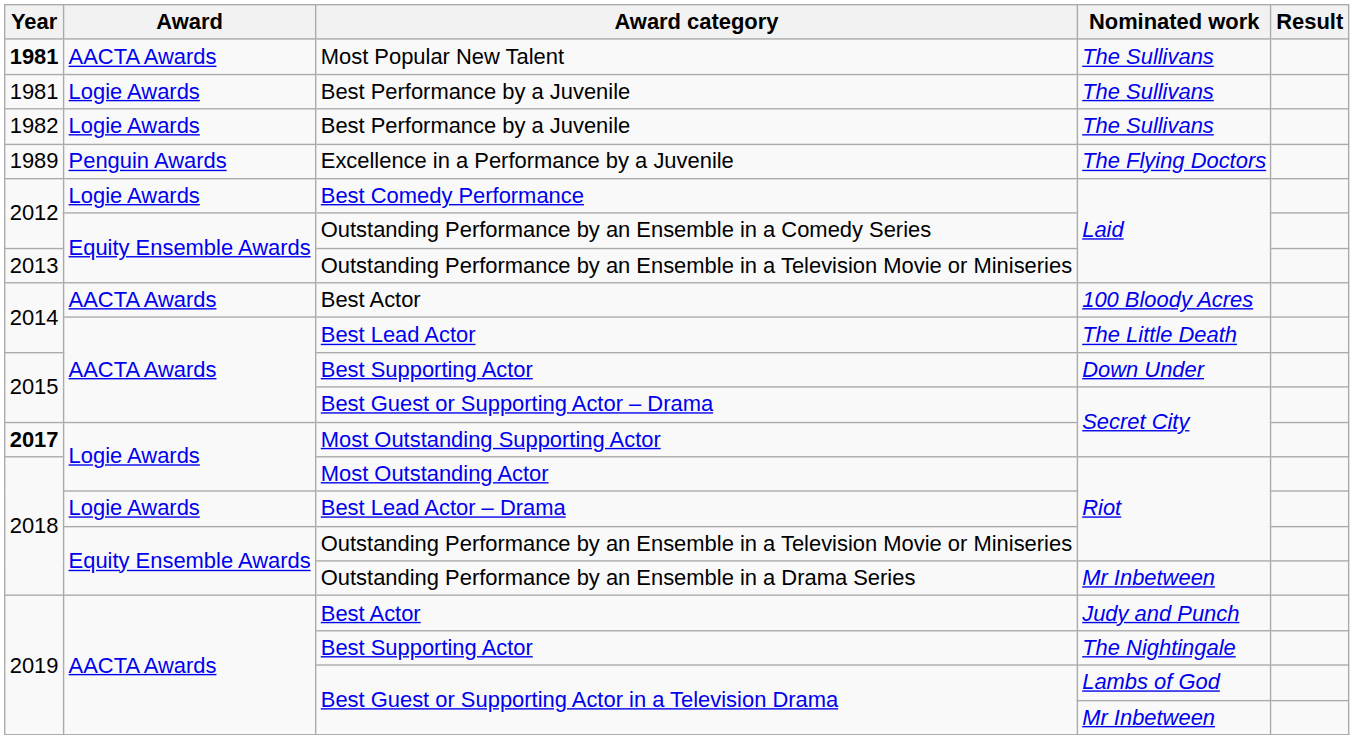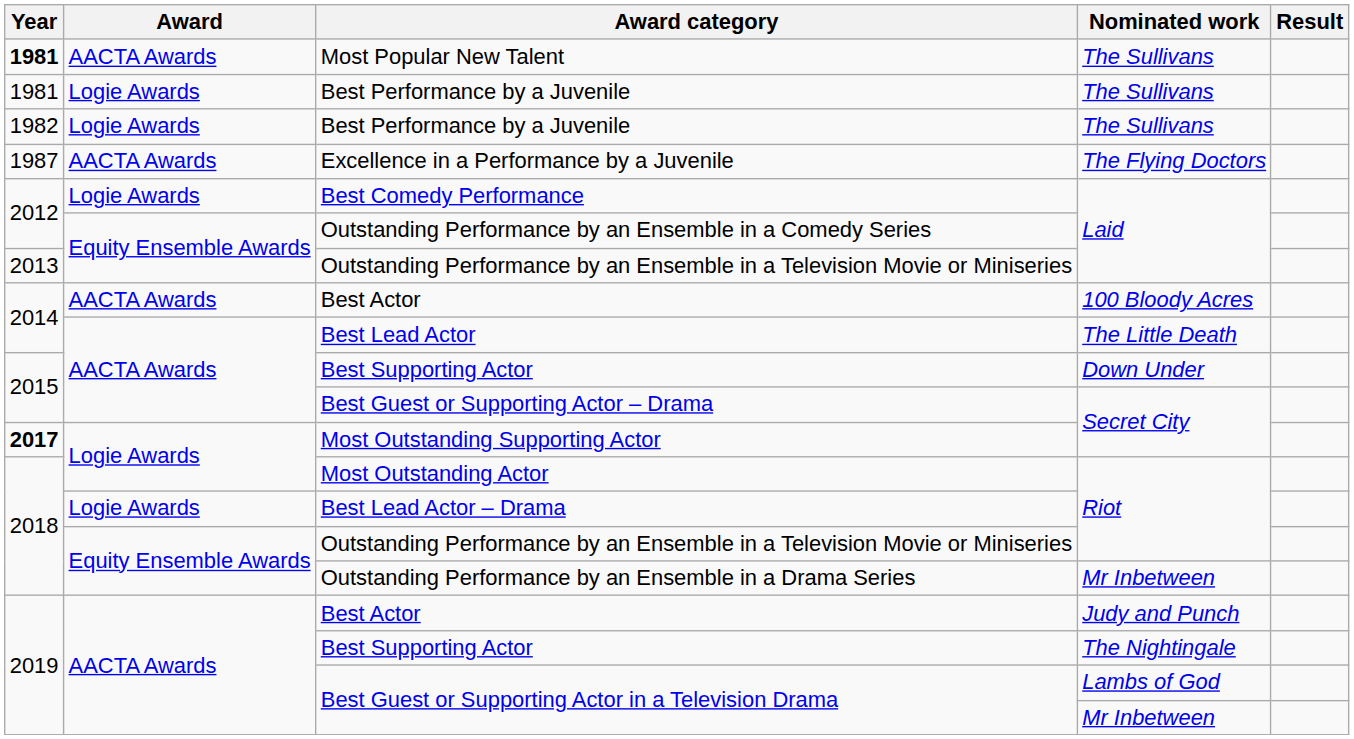(34, 160) 1989 -> (34, 160) 1987
(148, 160) Penguin Awards -> (143, 160) AACTA Awards
